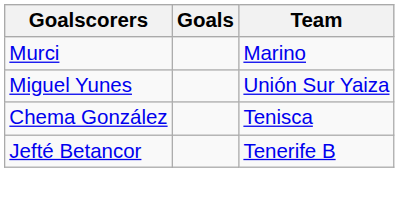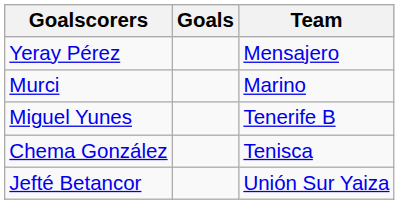+ row: (65, 53)
(316, 85) Unión Sur Yaiza -> (290, 118) Tenerife B
(290, 150) Tenerife B -> (316, 183) Unión Sur Yaiza
